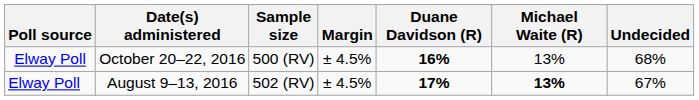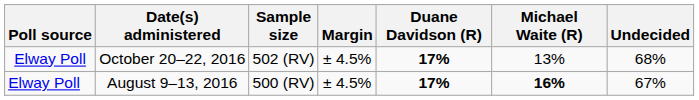(284, 59) 500 (RV) -> (284, 59) 502 (RV)
(434, 59) 16% -> (434, 59) 17%
(284, 84) 502 (RV) -> (284, 84) 500 (RV)
(549, 84) 13% -> (549, 84) 16%
